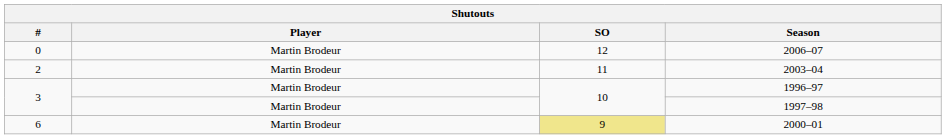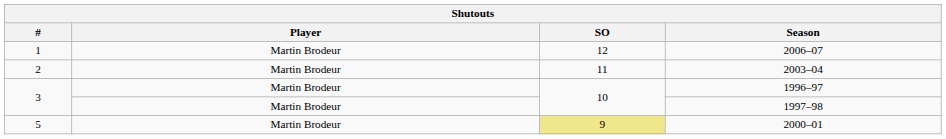(38, 51) 0 -> (38, 51) 1
(38, 125) 6 -> (38, 125) 5
